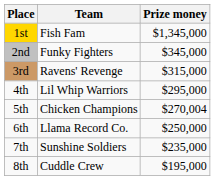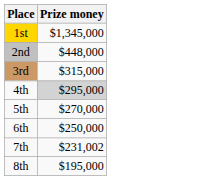- column: (89, 14)
(184, 52) $345,000 -> (81, 52) $448,000
(184, 90) no background -> (81, 90) lightgrey background
(184, 109) $270,004 -> (81, 109) $270,000
(184, 147) $235,000 -> (81, 147) $231,002
